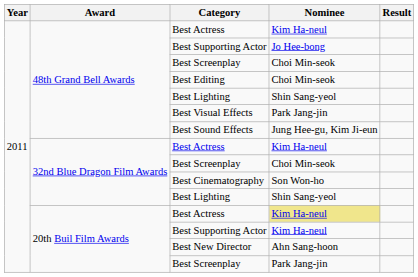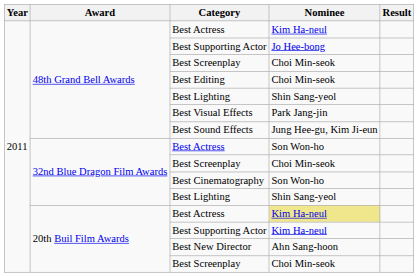(299, 146) Kim Ha-neul -> (298, 146) Son Won-ho
(299, 264) Park Jang-jin -> (303, 264) Choi Min-seok
